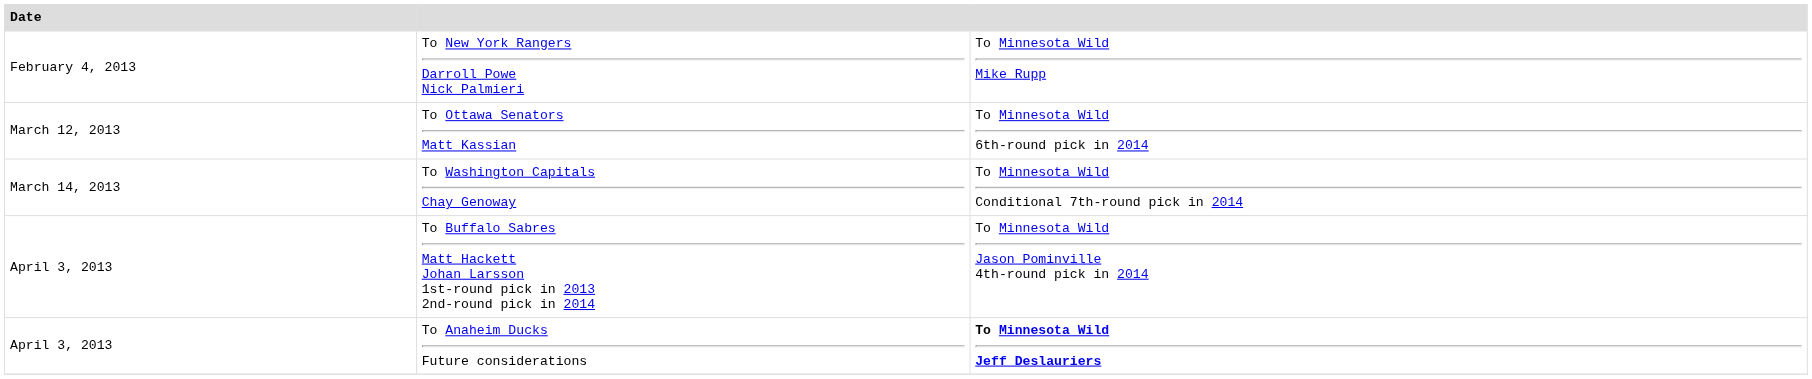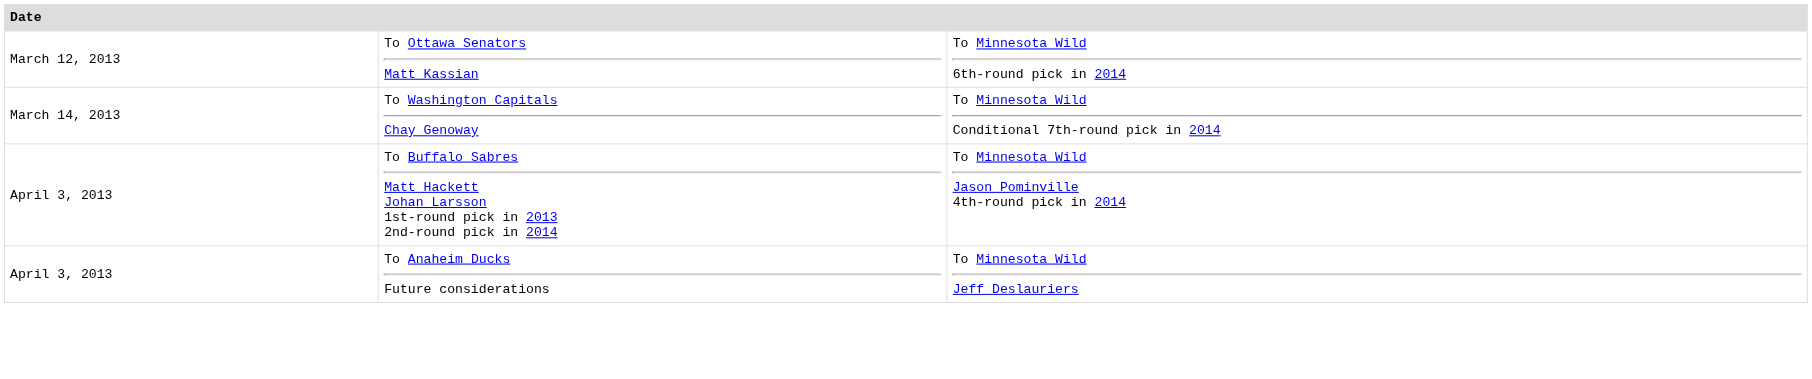- row: (693, 67)
(1388, 346) bold -> (1377, 274) normal
